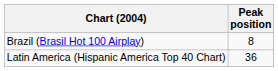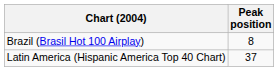(251, 58) 36 -> (251, 58) 37
